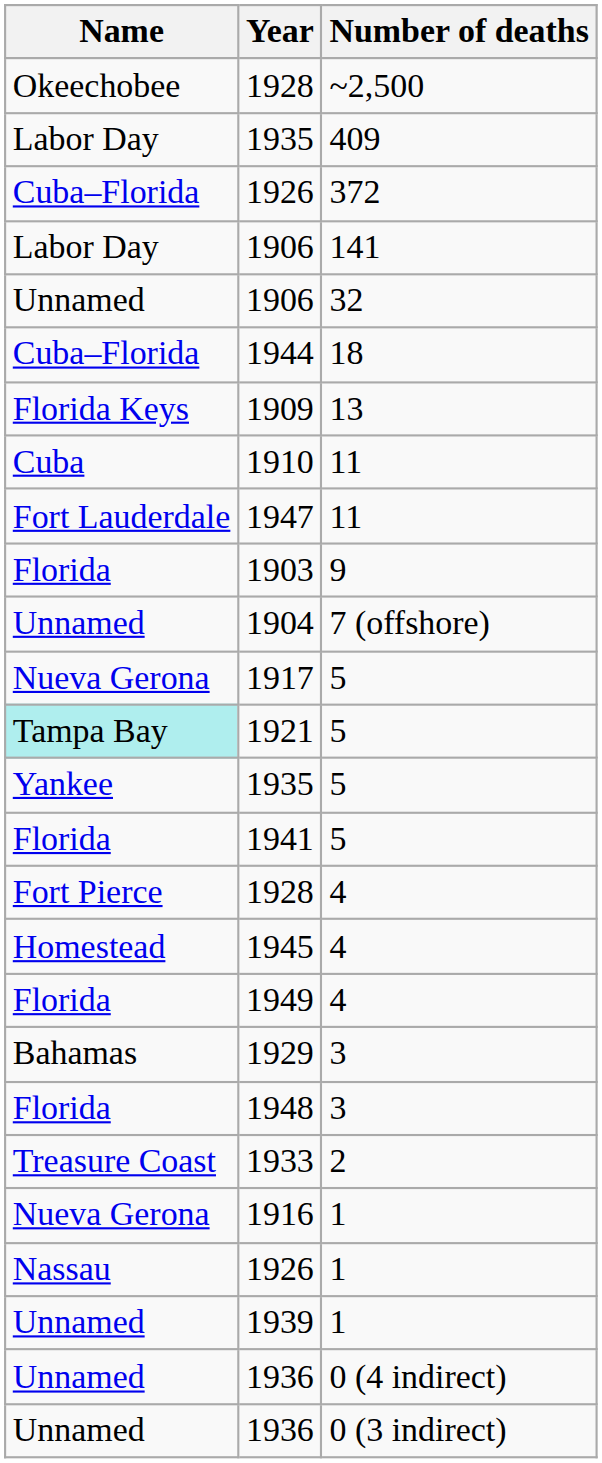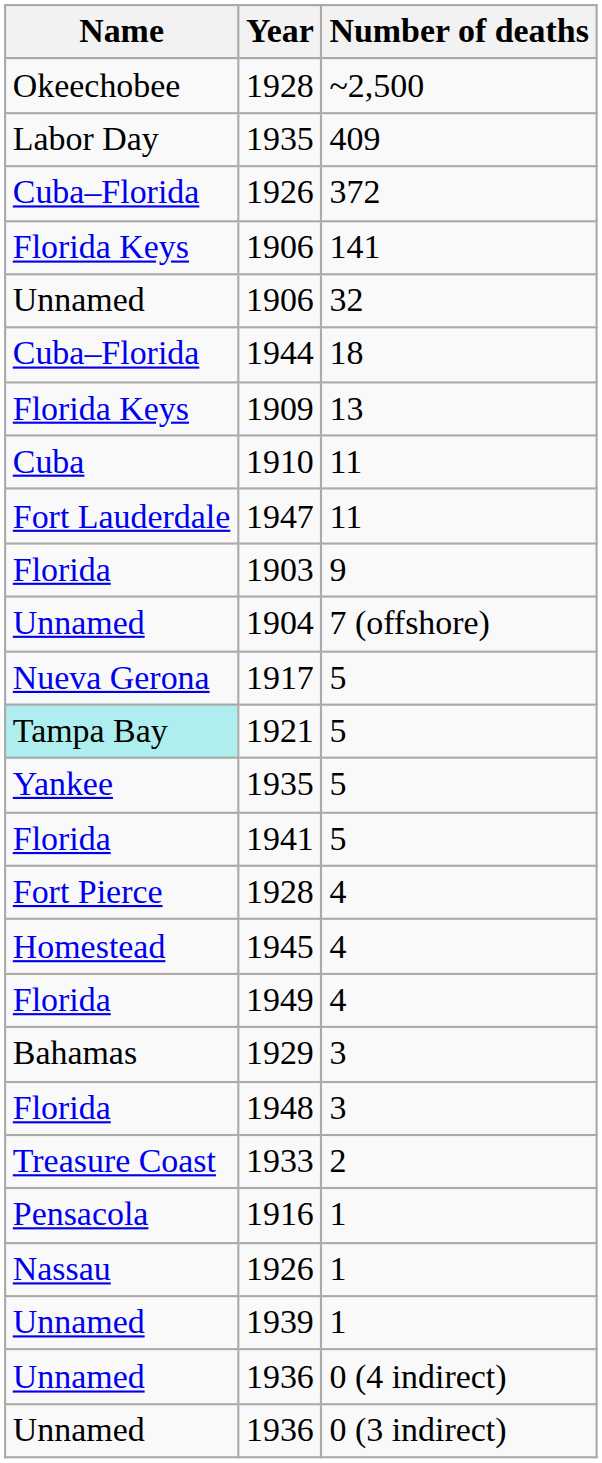(86, 246) Labor Day -> (101, 246) Florida Keys
(111, 1214) Nueva Gerona -> (81, 1214) Pensacola
